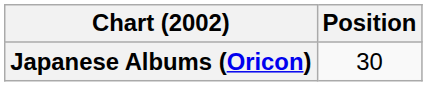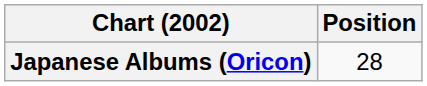(369, 61) 30 -> (369, 61) 28
